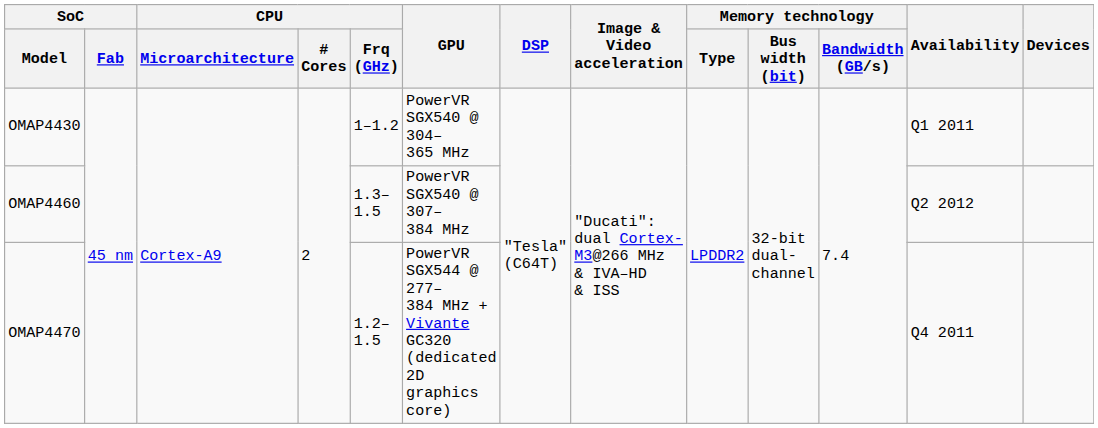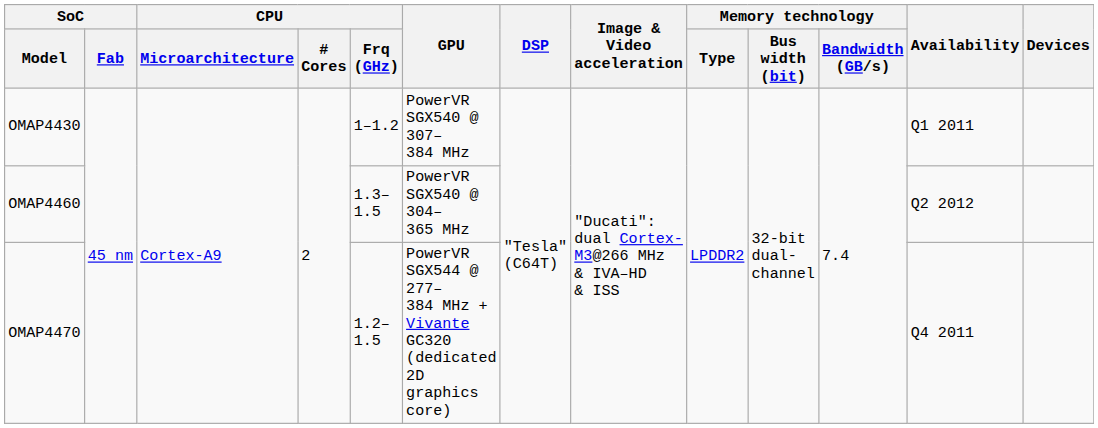(442, 127) PowerVR SGX540 @ 304–365 MHz -> (442, 127) PowerVR SGX540 @ 307–384 MHz
(442, 204) PowerVR SGX540 @ 307–384 MHz -> (442, 204) PowerVR SGX540 @ 304–365 MHz
